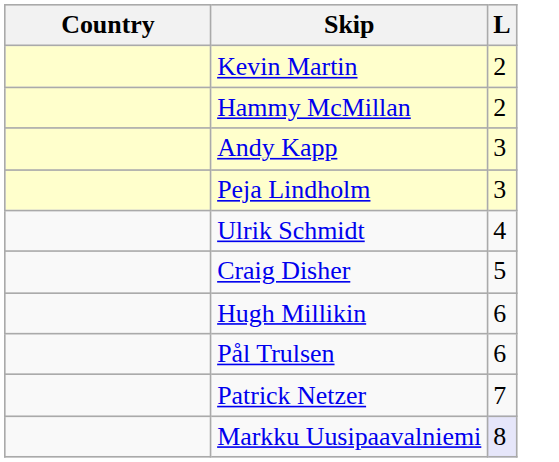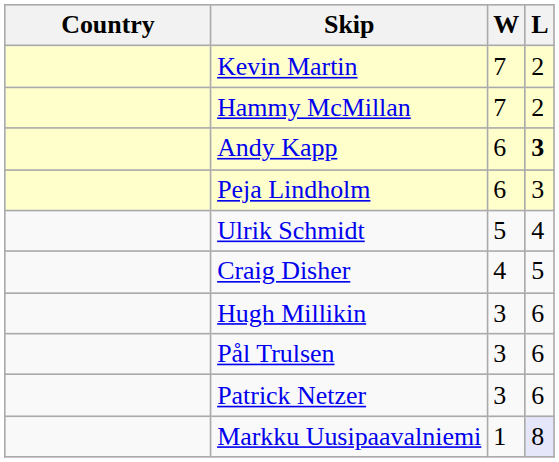+ column: (506, 25)
(500, 148) normal -> (538, 148) bold
(500, 395) 7 -> (538, 395) 6
